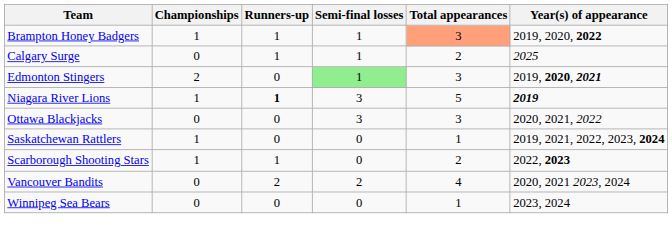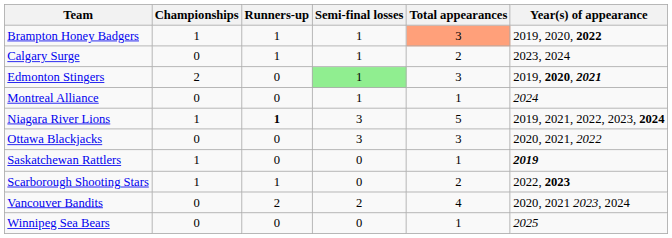(526, 56) 2025 -> (542, 56) 2023, 2024
+ row: (53, 98)
(526, 98) 2019 -> (589, 119) 2019, 2021, 2022, 2023, 2024
(589, 139) 2019, 2021, 2022, 2023, 2024 -> (526, 160) 2019
(542, 202) 2023, 2024 -> (526, 223) 2025
